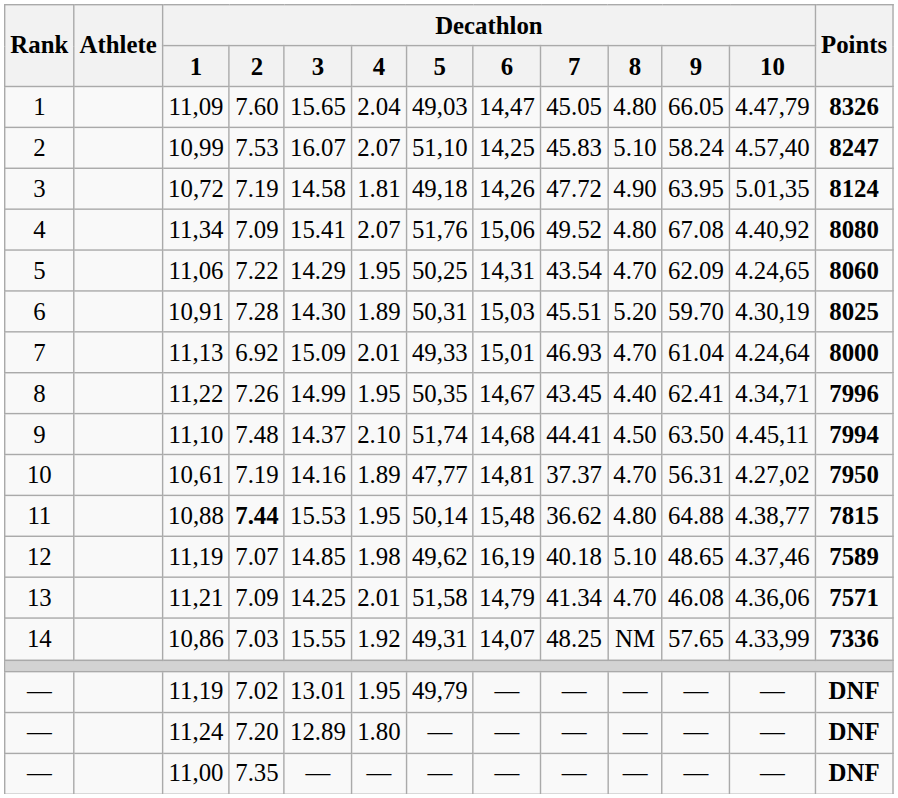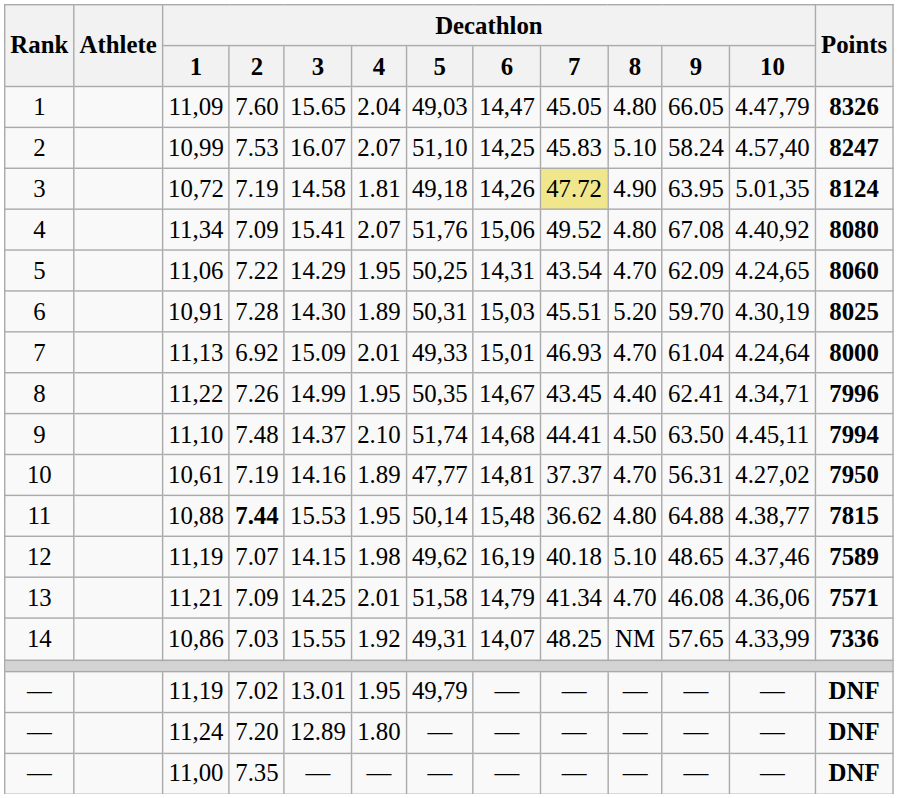(574, 188) no background -> (574, 188) khaki background
(318, 556) 14.85 -> (318, 556) 14.15
